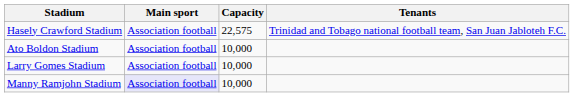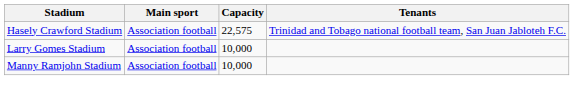- row: (53, 48)
(172, 83) lavender background -> (172, 65) no background
